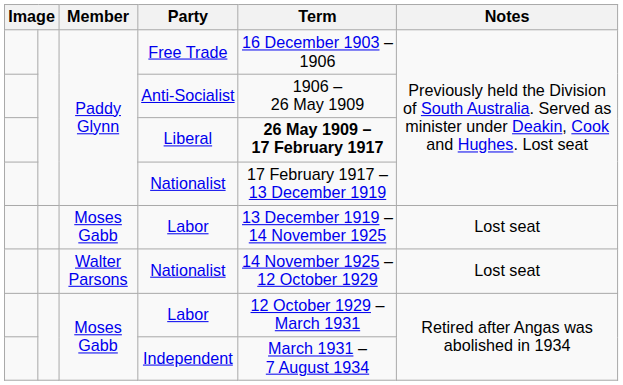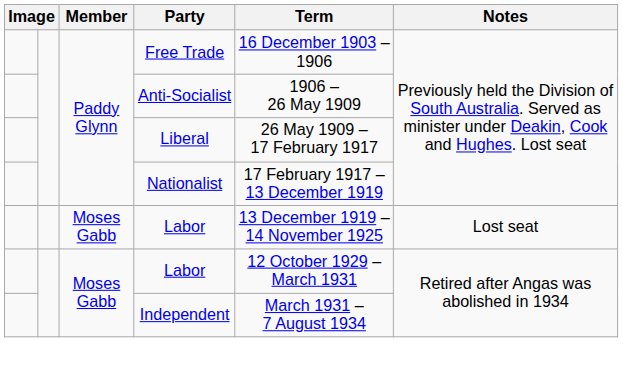(317, 139) bold -> (314, 139) normal
- row: (98, 271)
